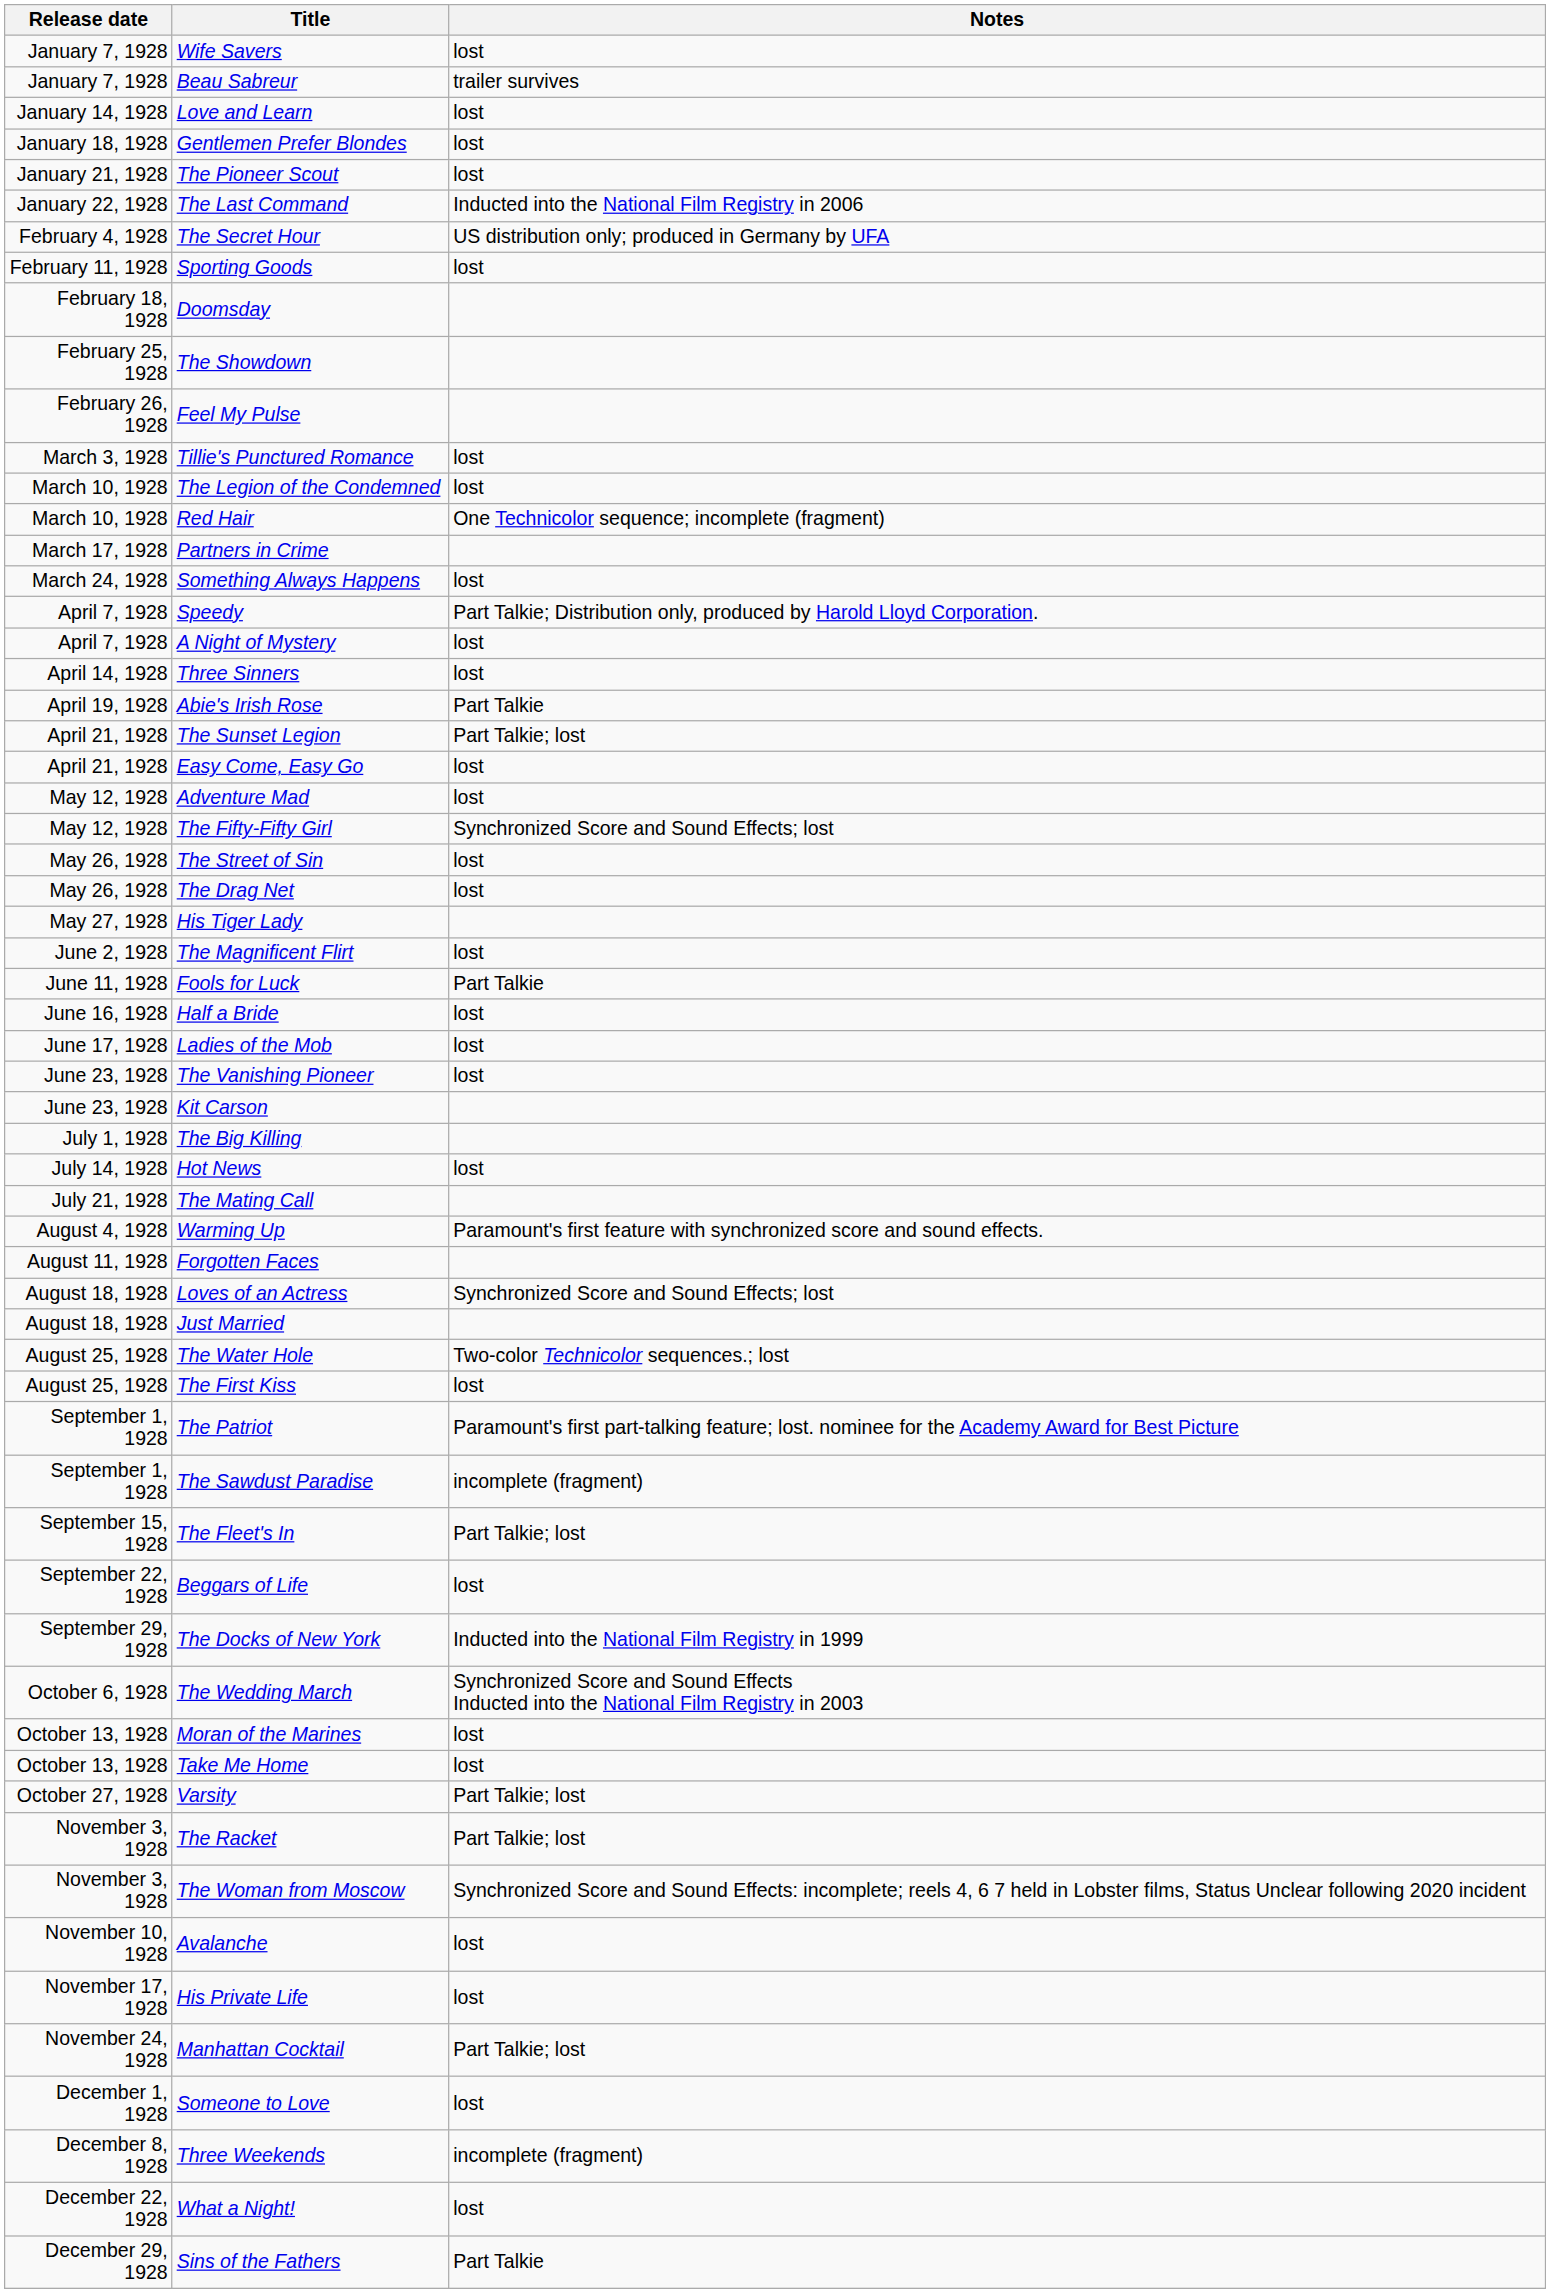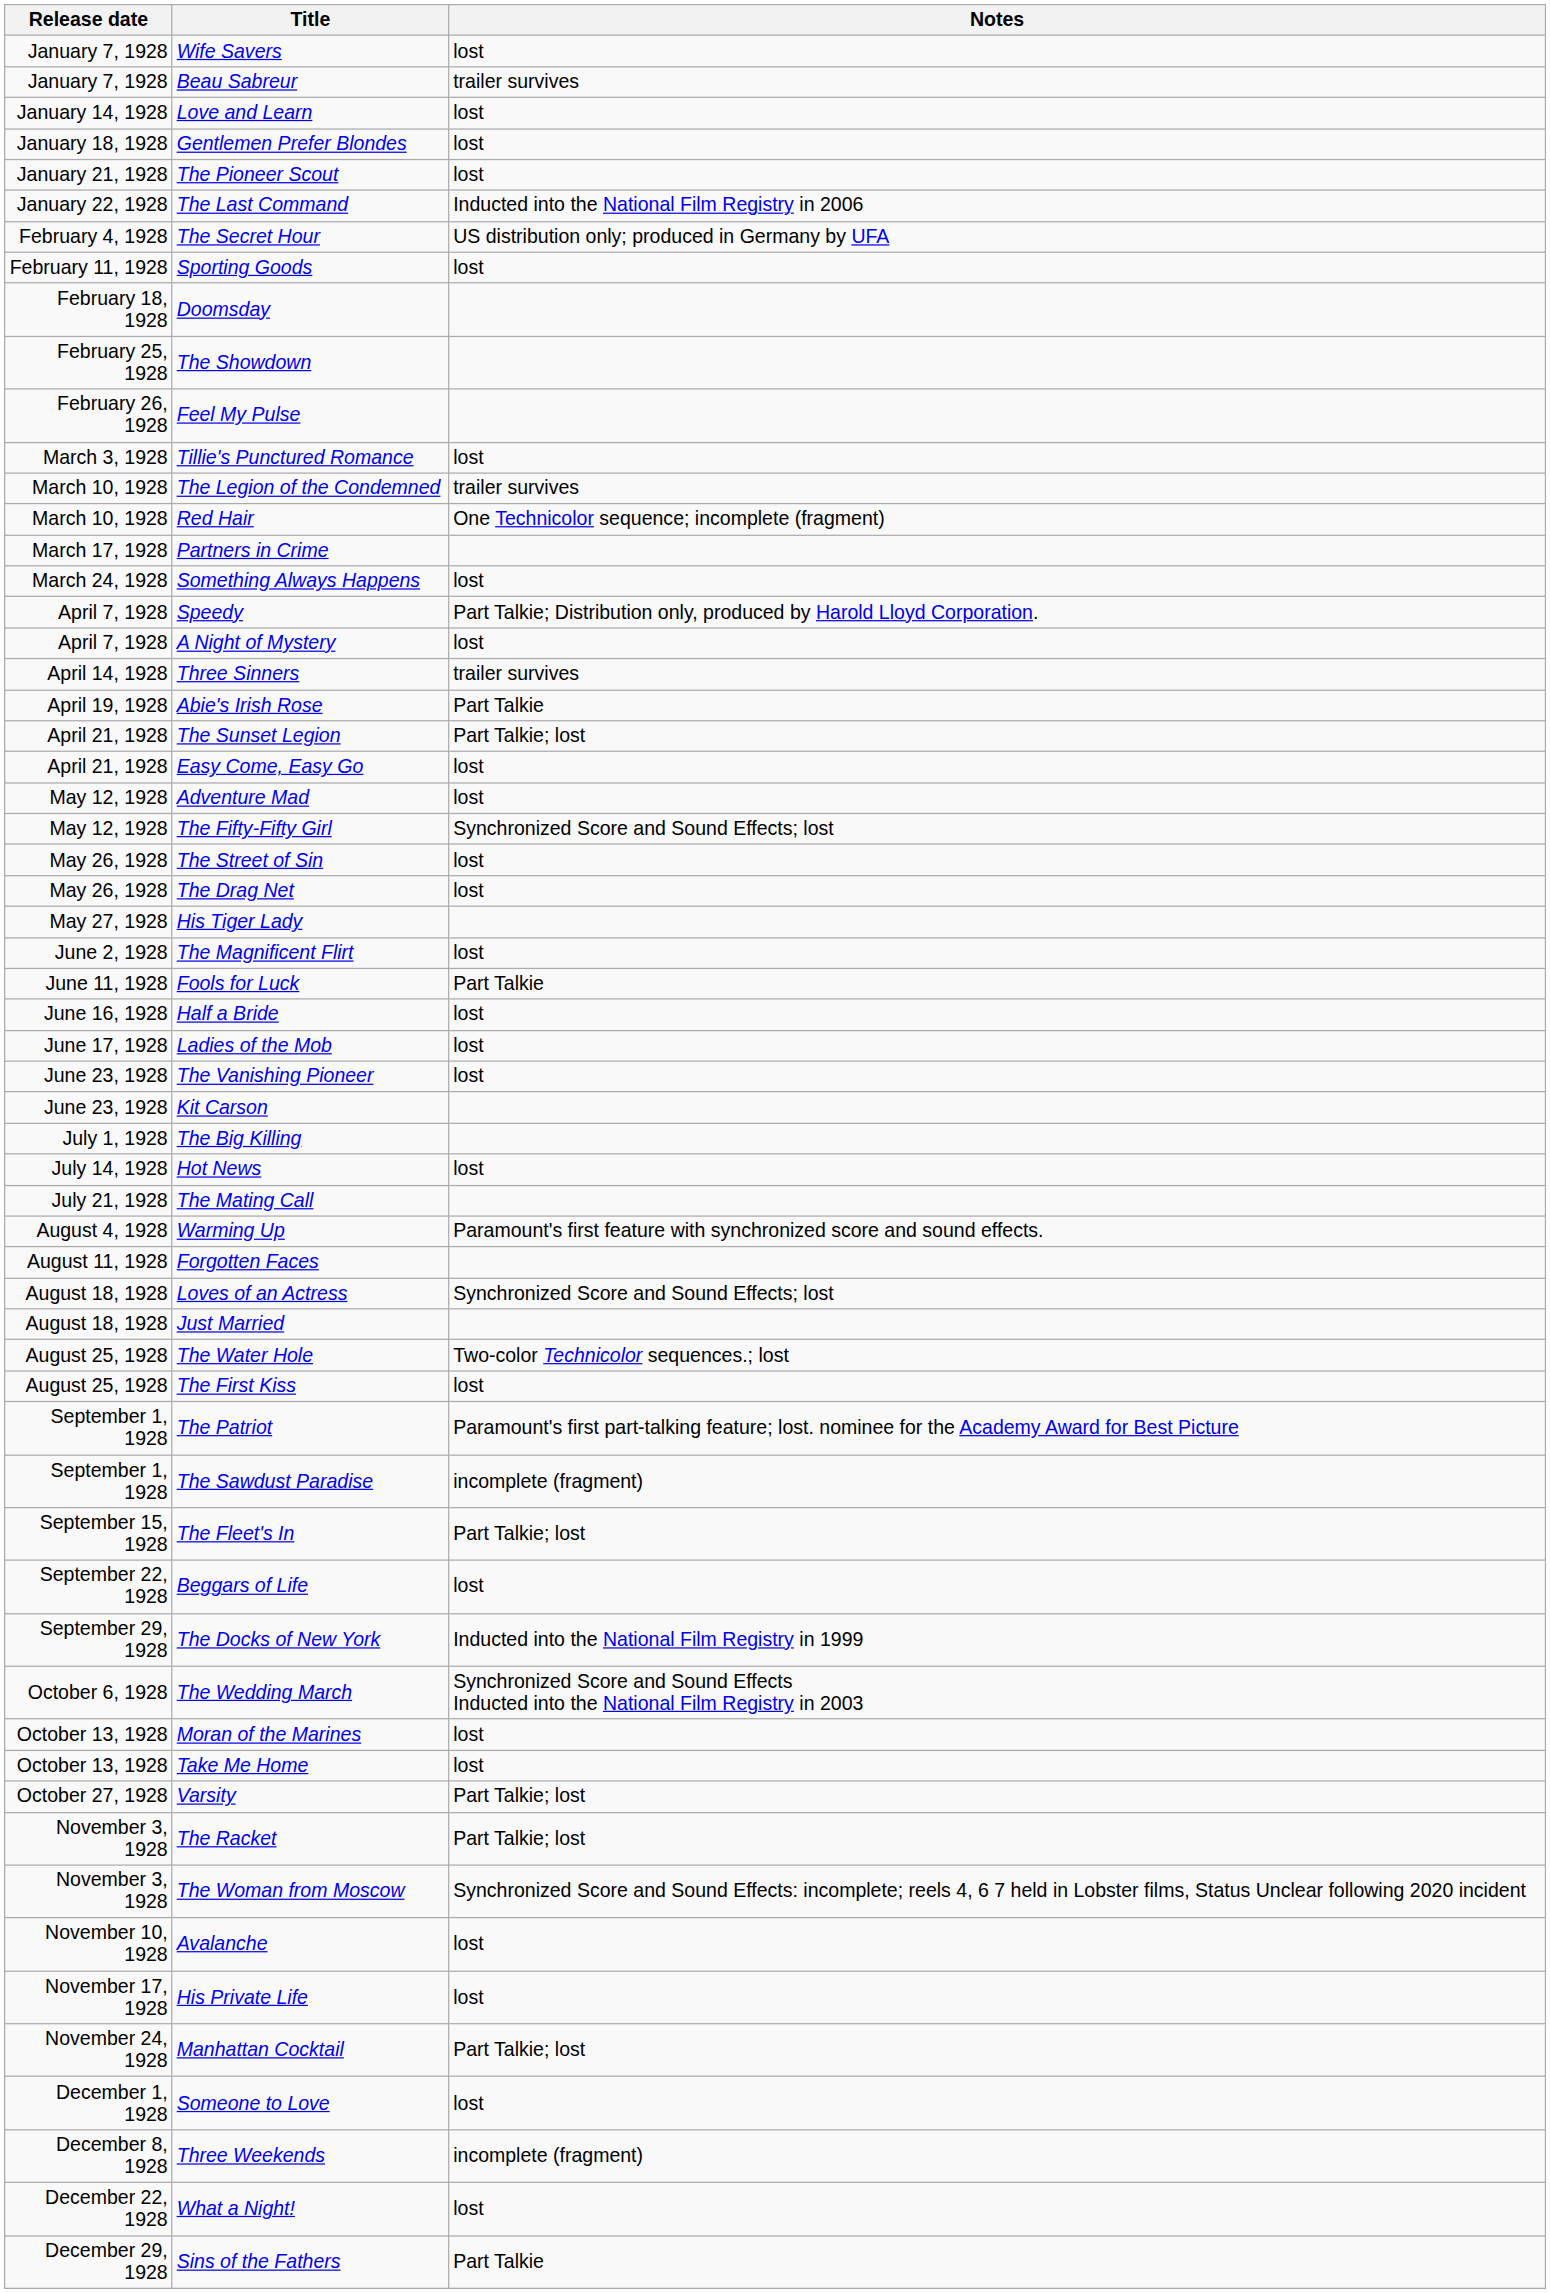(468, 488) lost -> (516, 488) trailer survives
(468, 674) lost -> (516, 674) trailer survives
